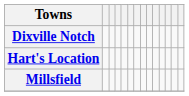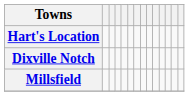rows swapped: (53, 36) <-> (53, 58)
